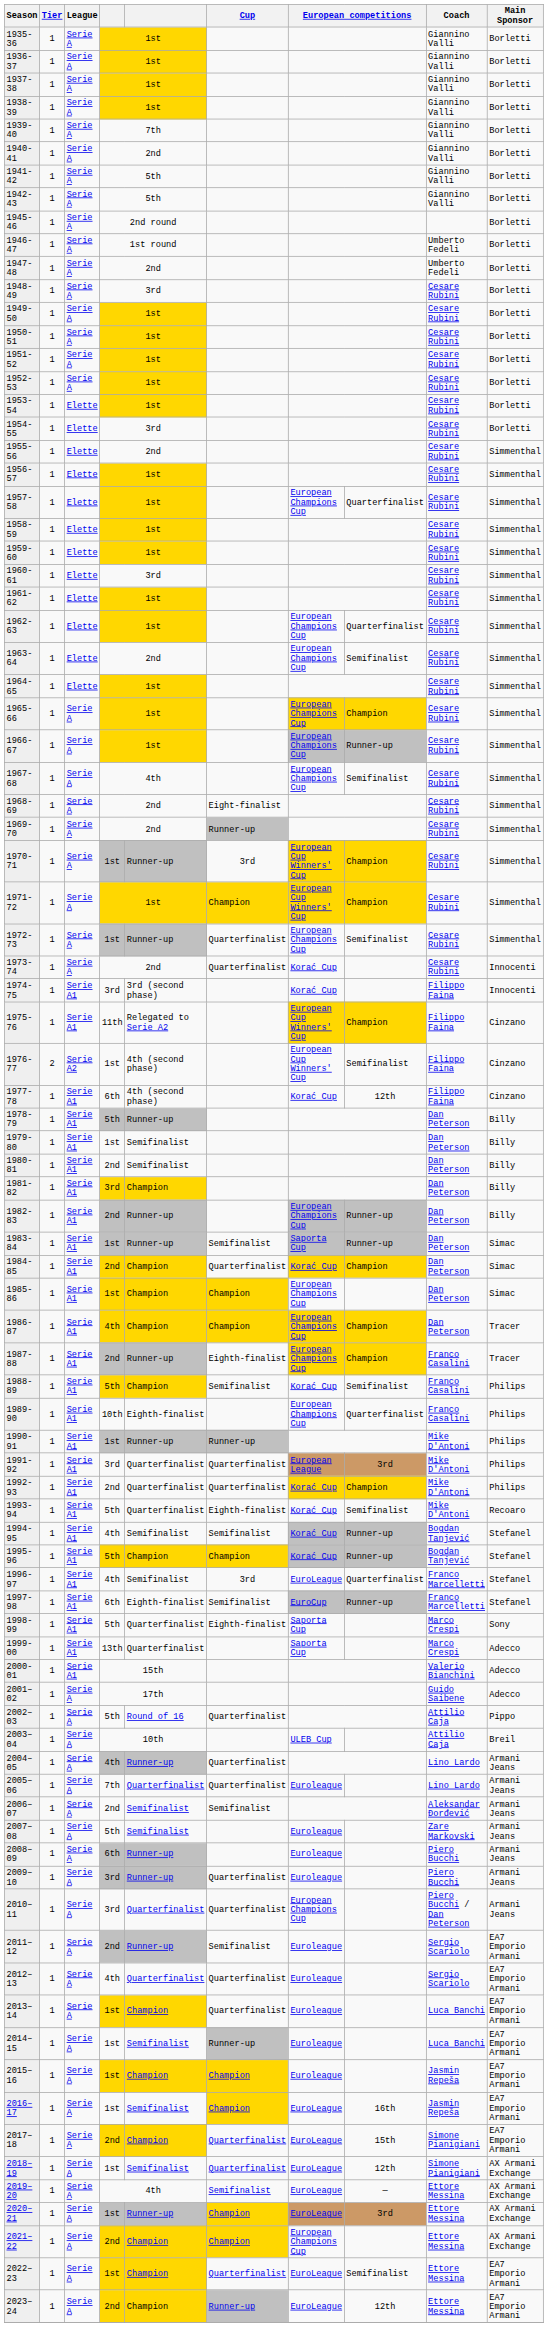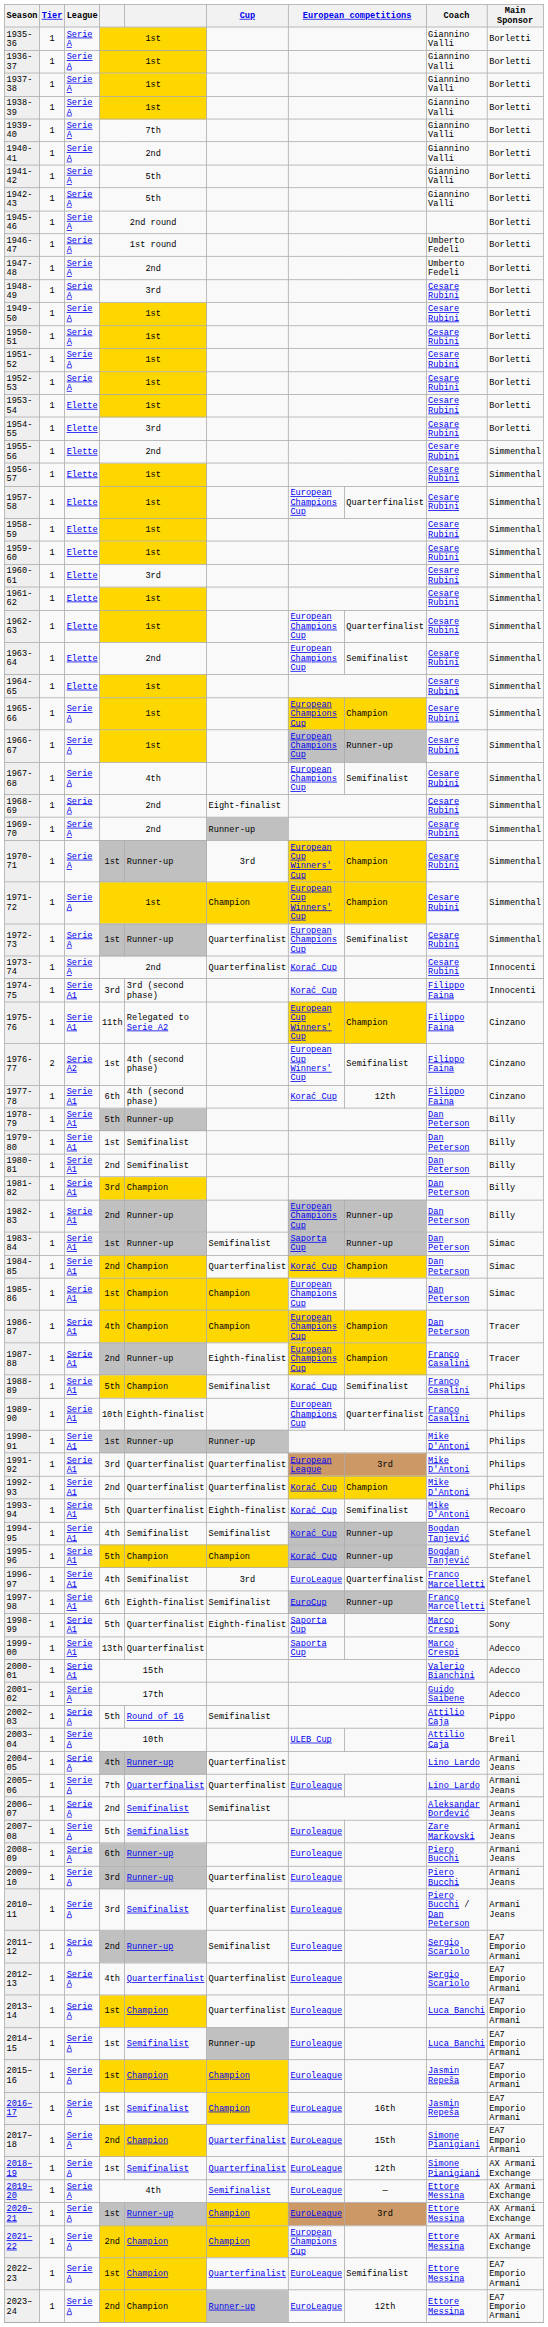(247, 1717) Quarterfinalist -> (240, 1717) Semifinalist
(166, 1910) Quarterfinalist -> (158, 1910) Semifinalist
(314, 1910) European Champions Cup -> (316, 1910) Euroleague
